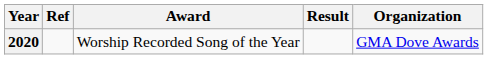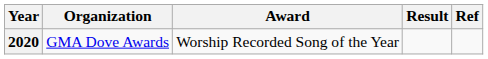columns swapped: (418, 16) <-> (58, 16)
